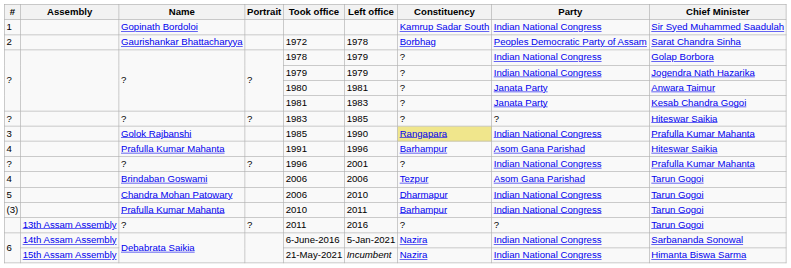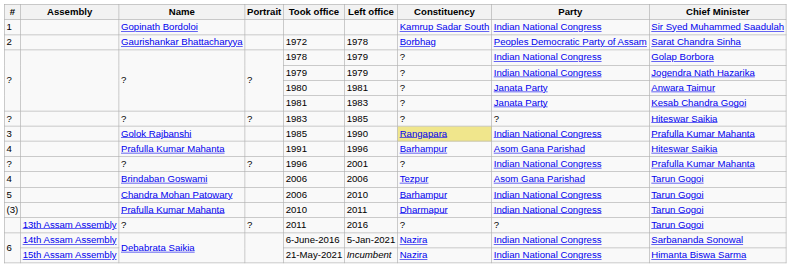(424, 194) Dharmapur -> (423, 194) Barhampur
(423, 210) Barhampur -> (424, 210) Dharmapur
